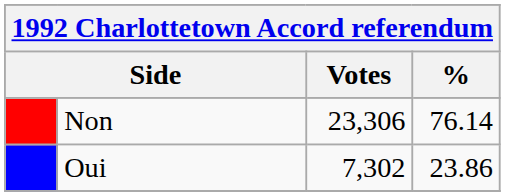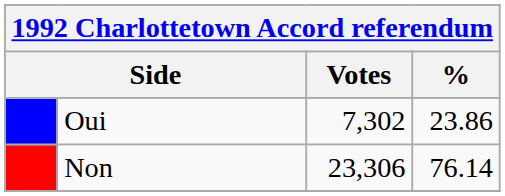rows swapped: (89, 121) <-> (85, 167)
